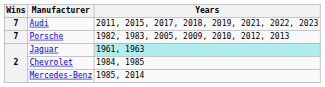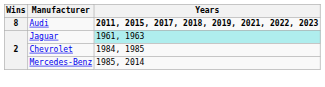(16, 24) 7 -> (16, 24) 8
(207, 24) normal -> (207, 24) bold
- row: (46, 37)
